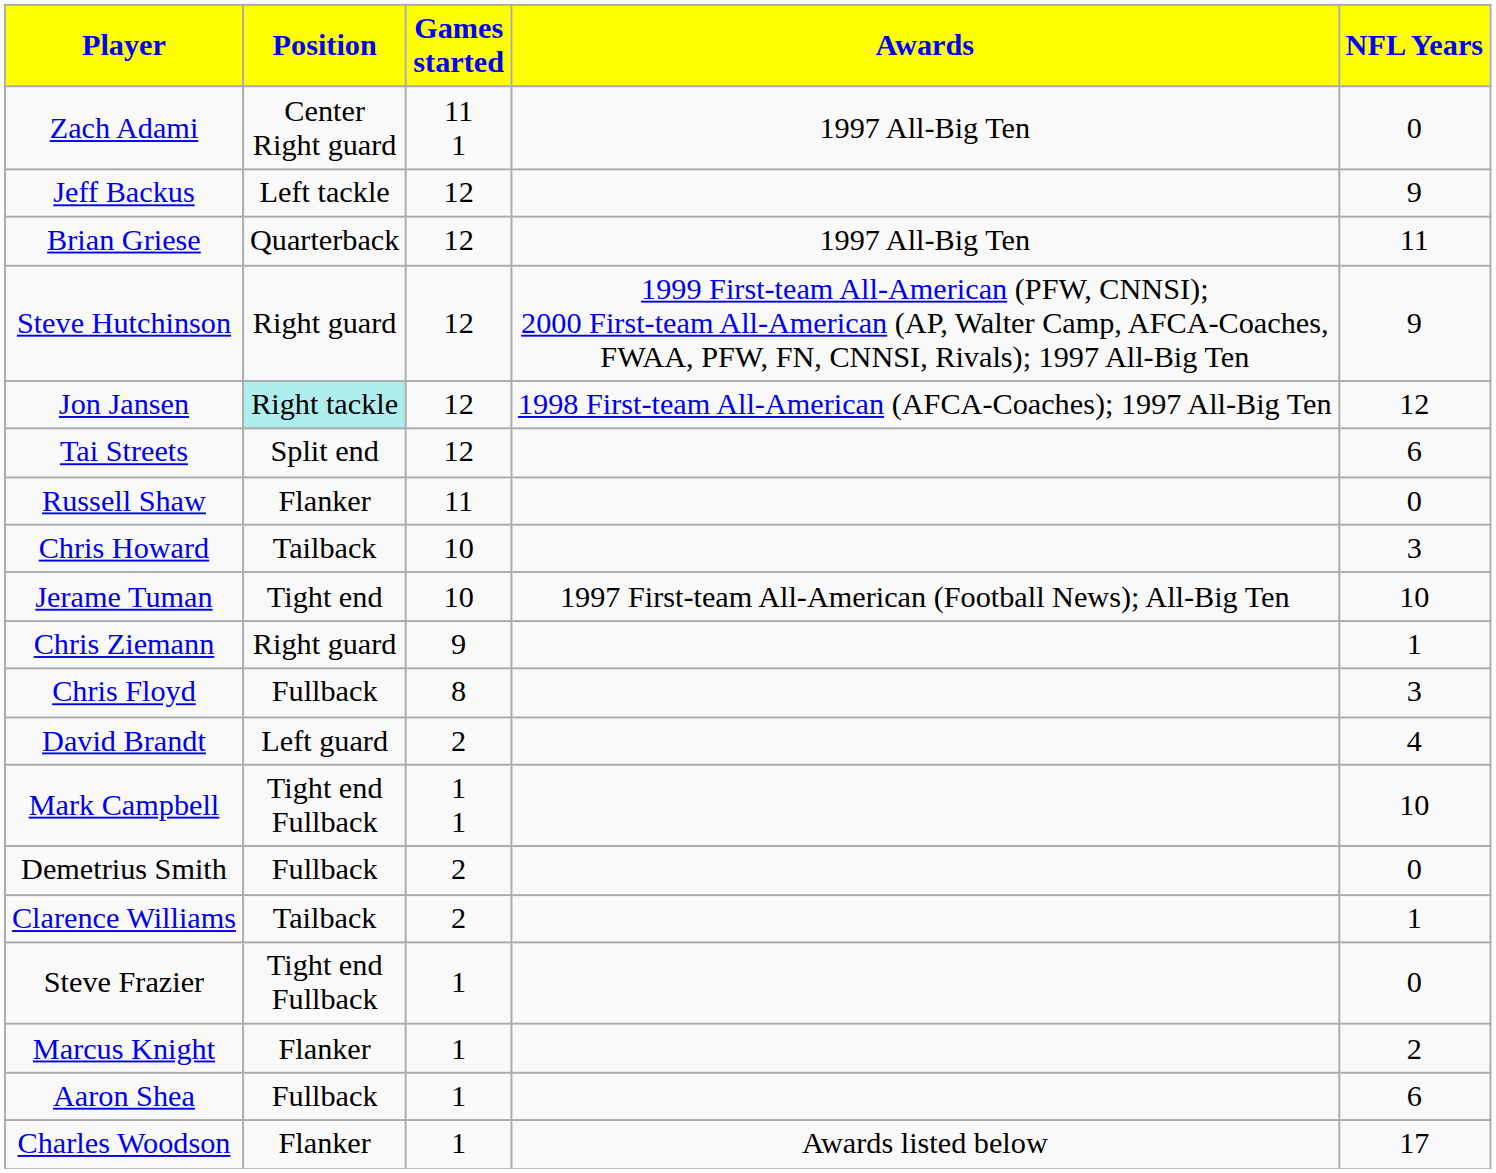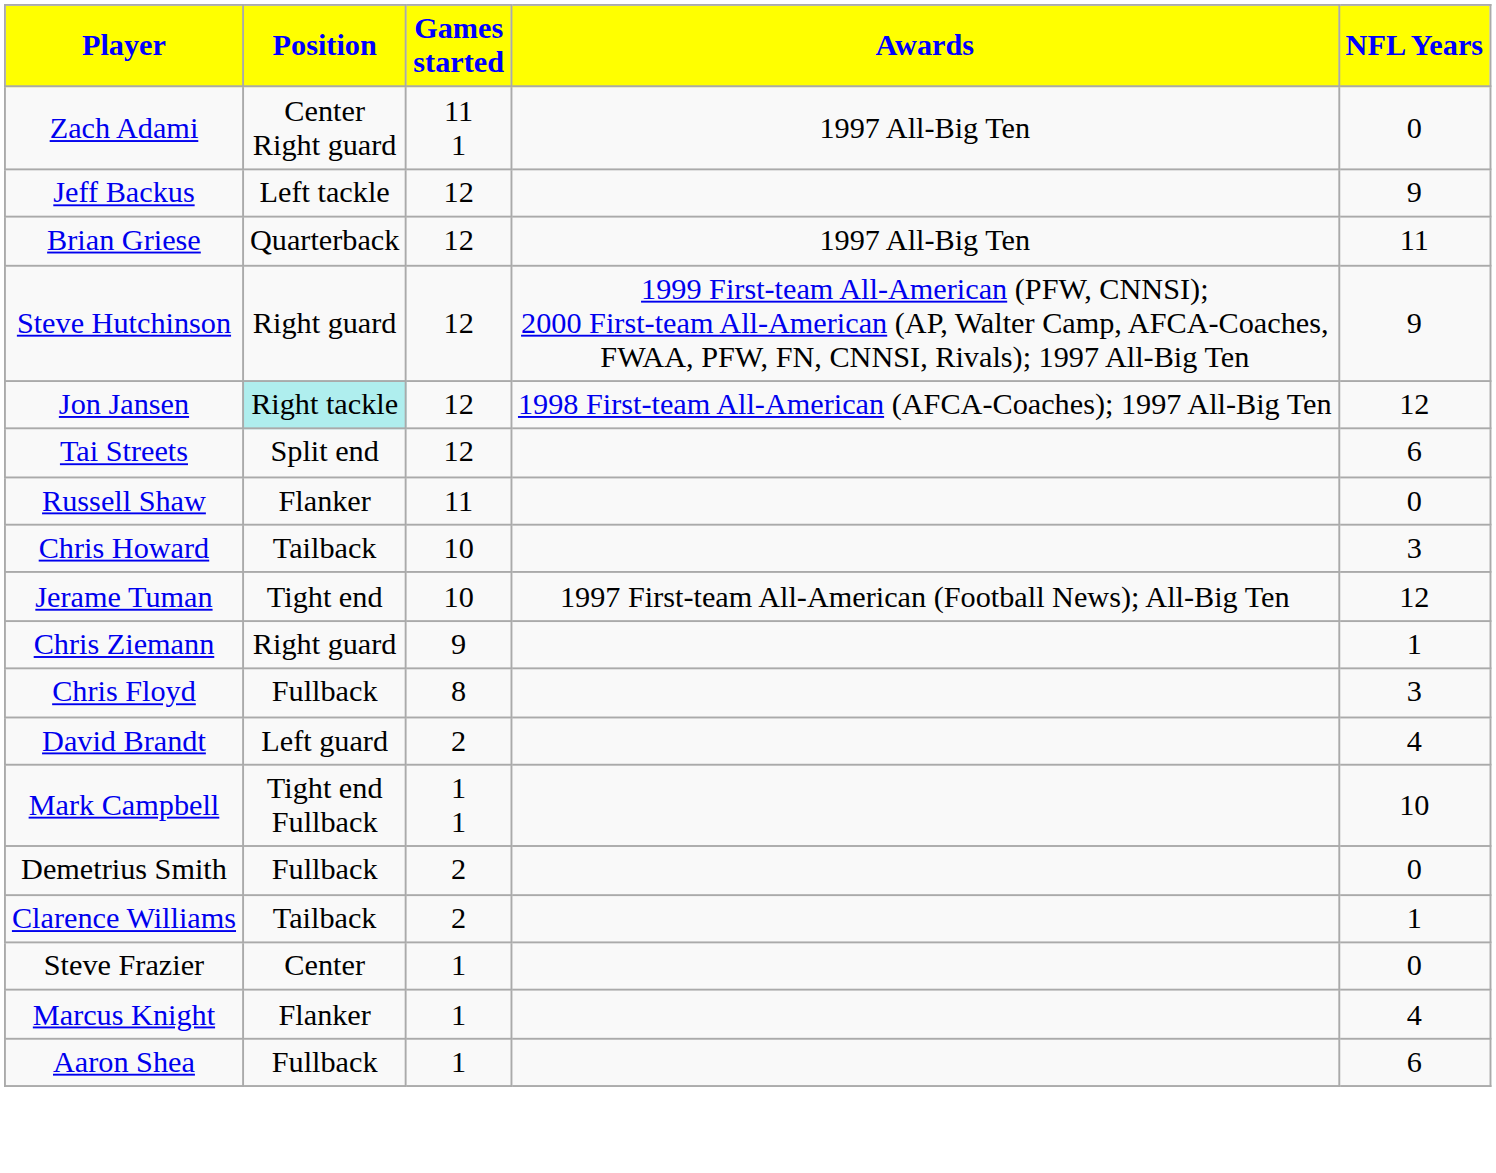(1414, 596) 10 -> (1414, 596) 12
(325, 982) Tight end Fullback -> (325, 965) Center
(1414, 1047) 2 -> (1414, 1013) 4
- row: (124, 1143)
